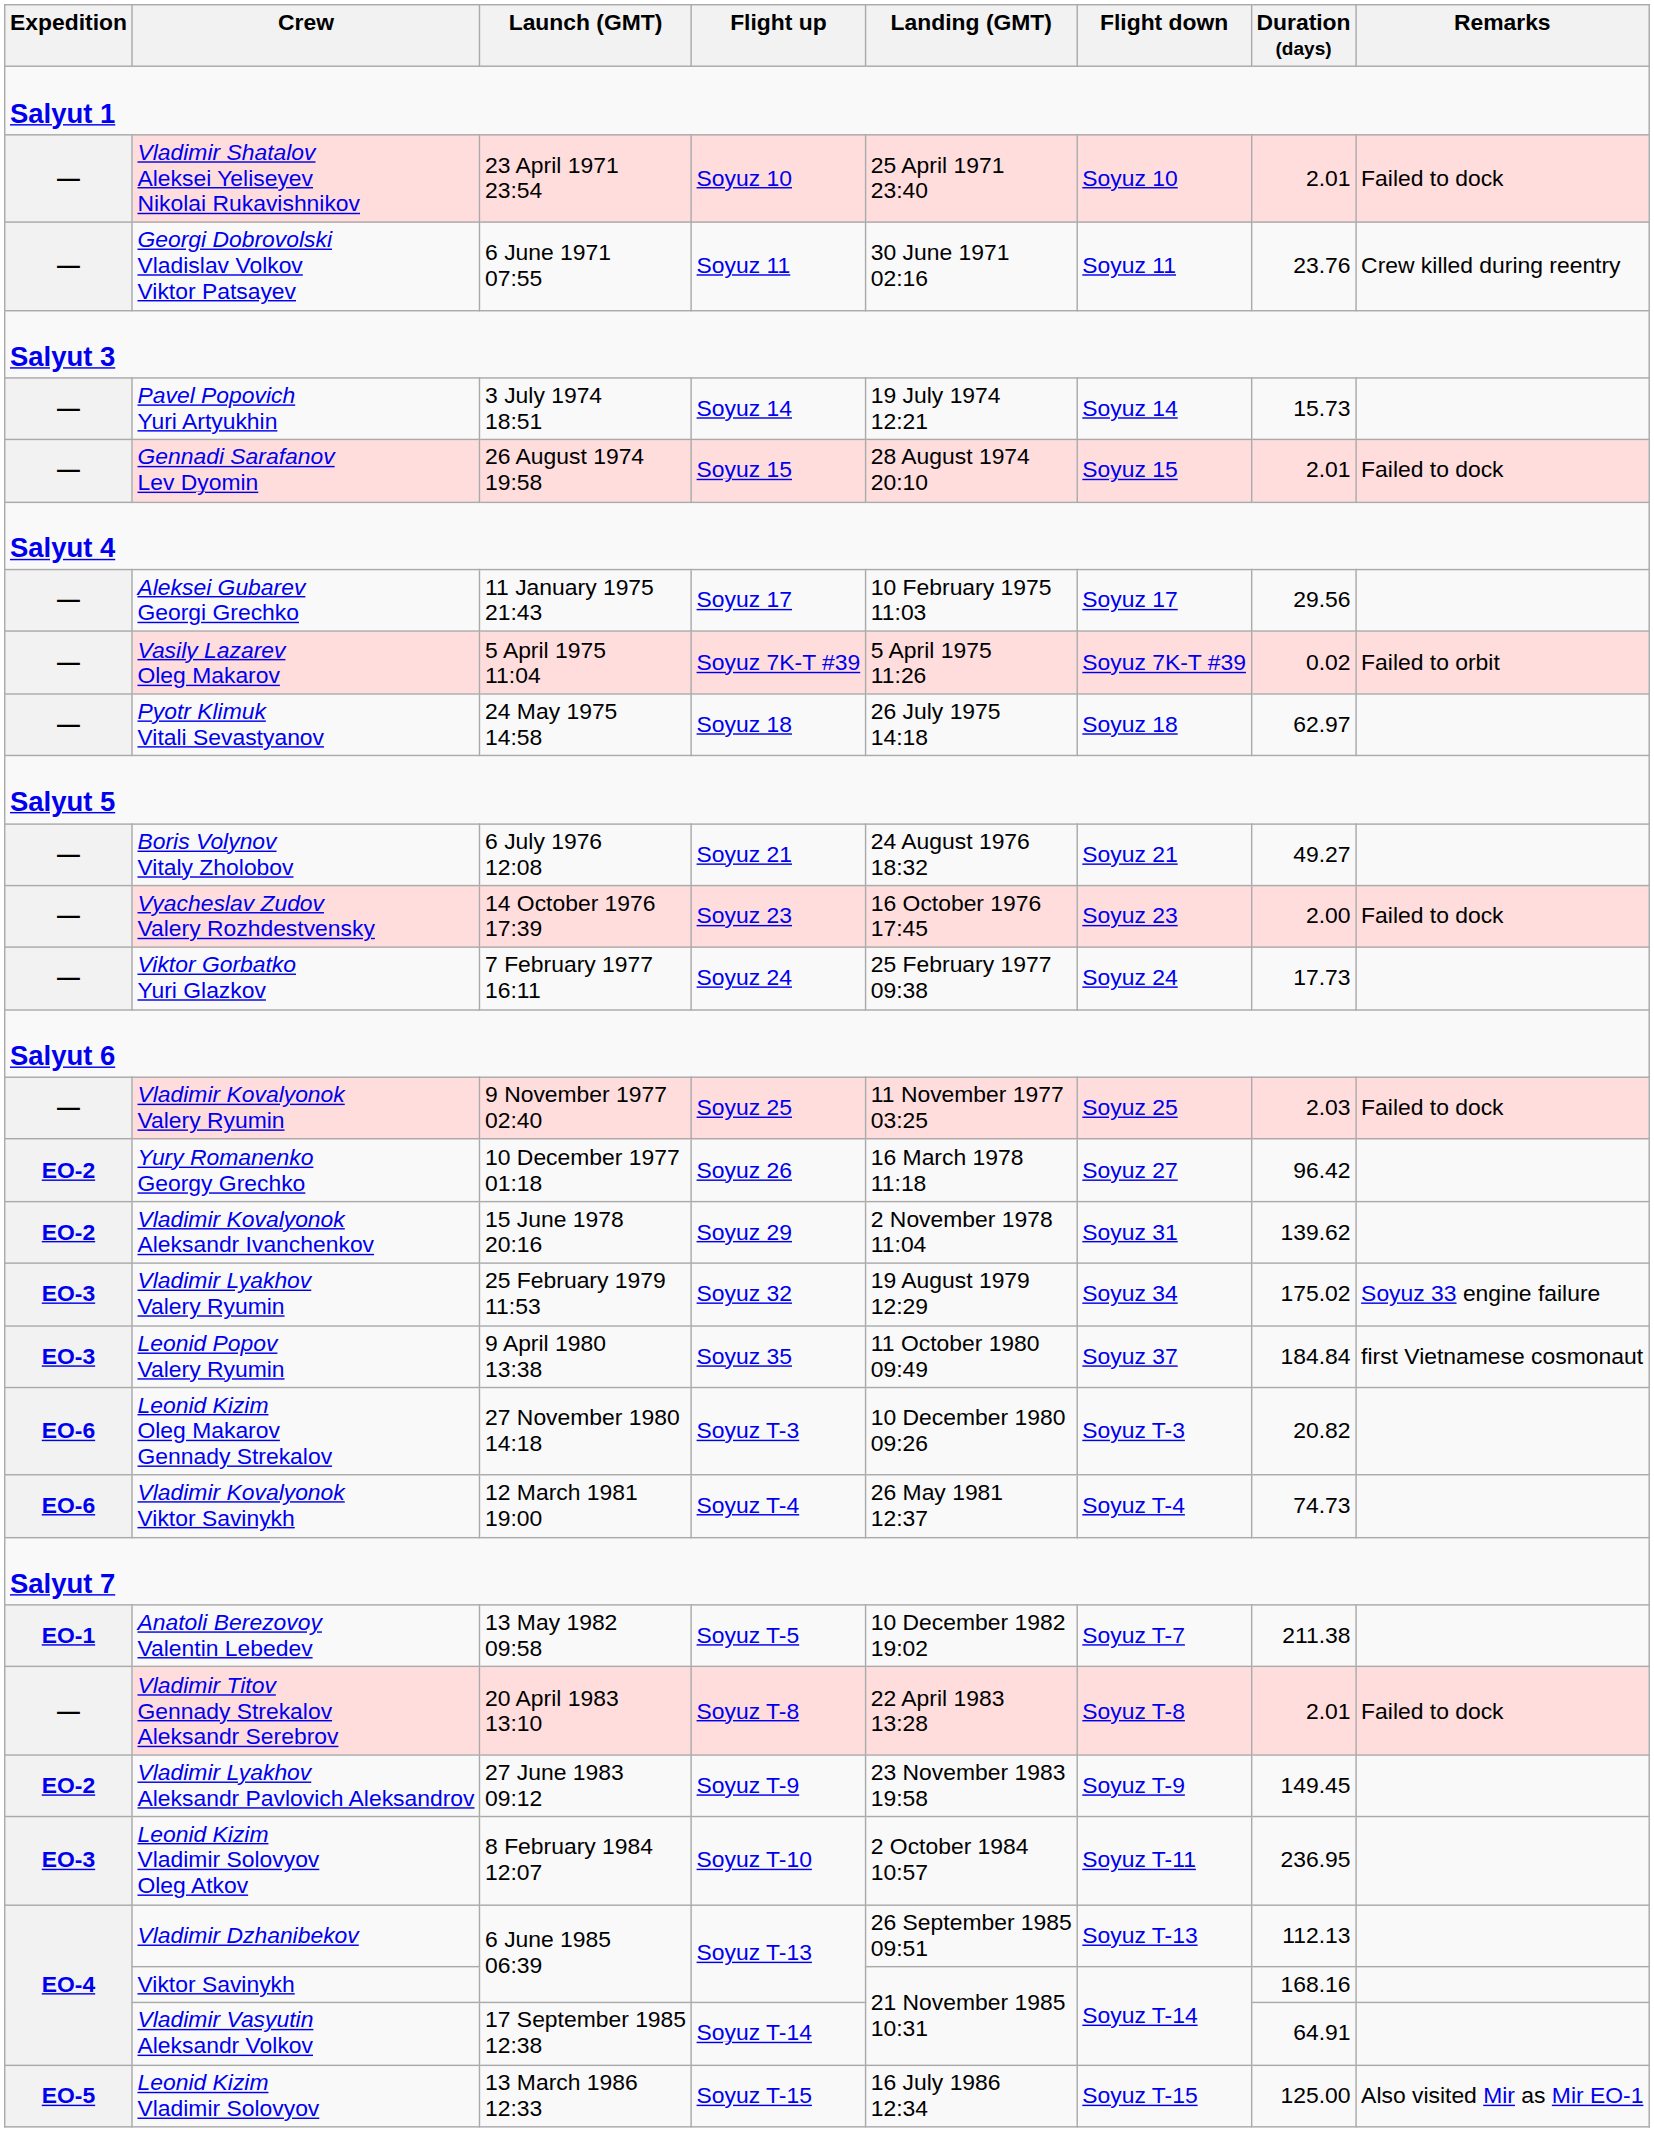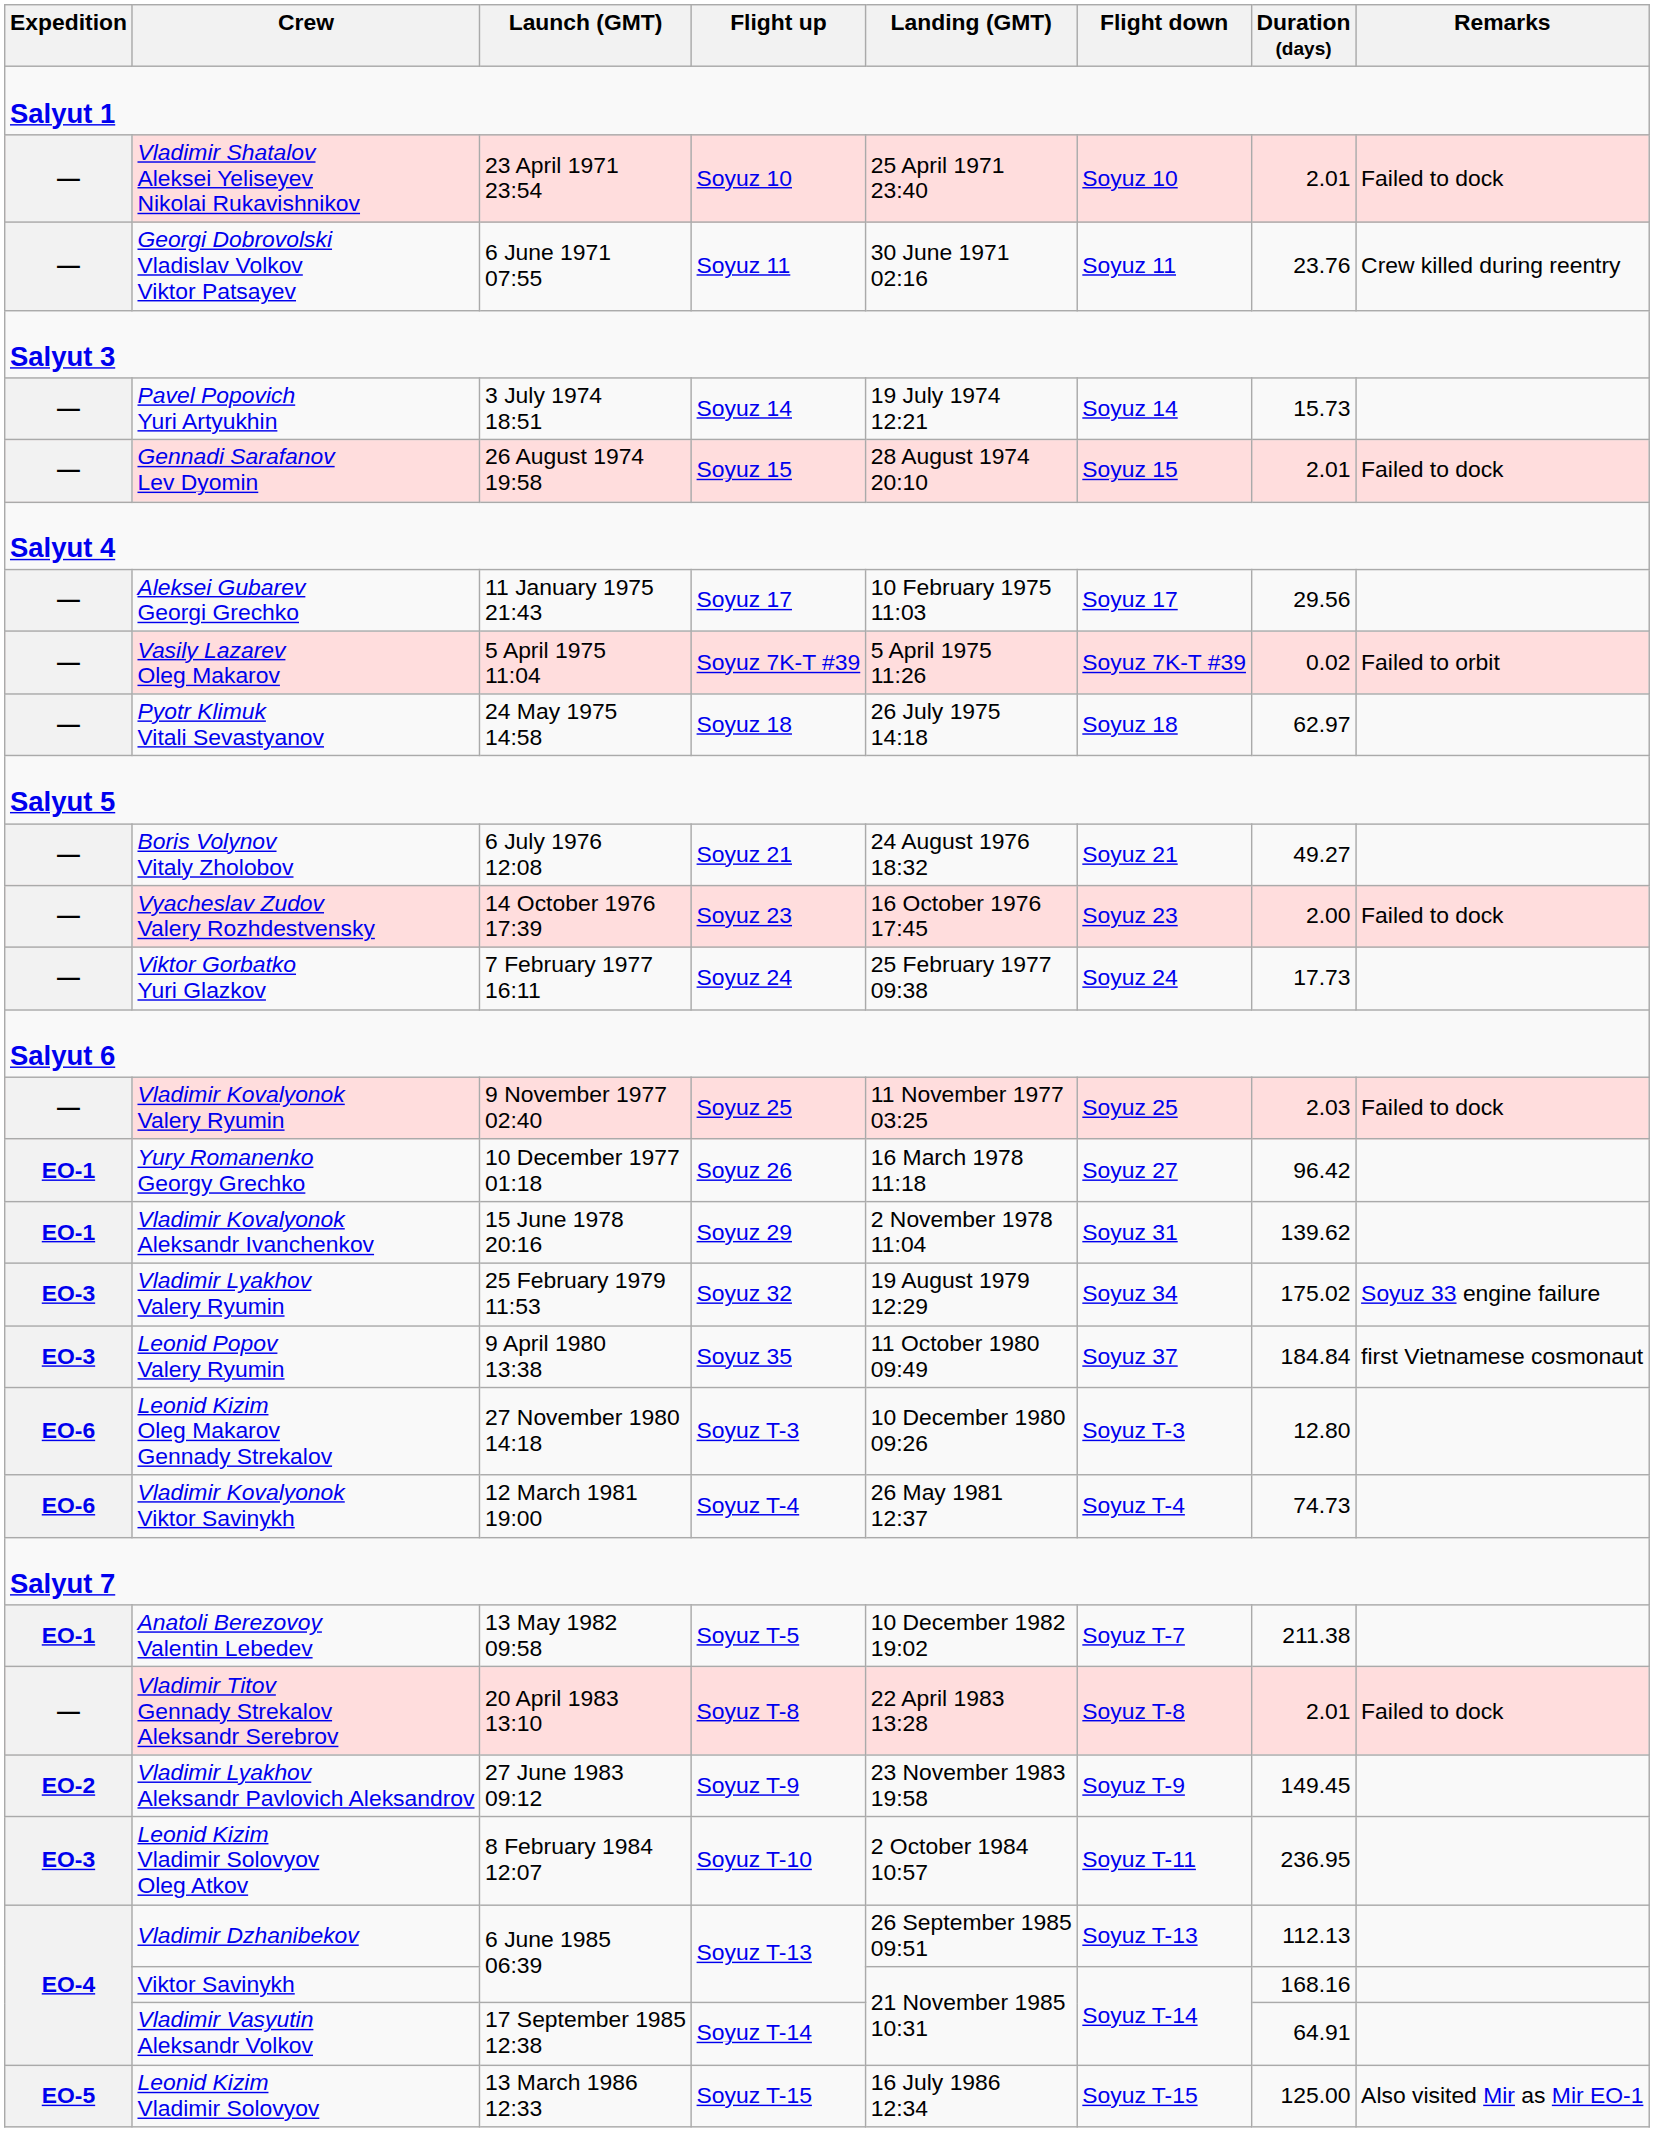(68, 1170) EO-2 -> (68, 1170) EO-1
(68, 1232) EO-2 -> (68, 1232) EO-1
(1322, 1431) 20.82 -> (1322, 1431) 12.80
